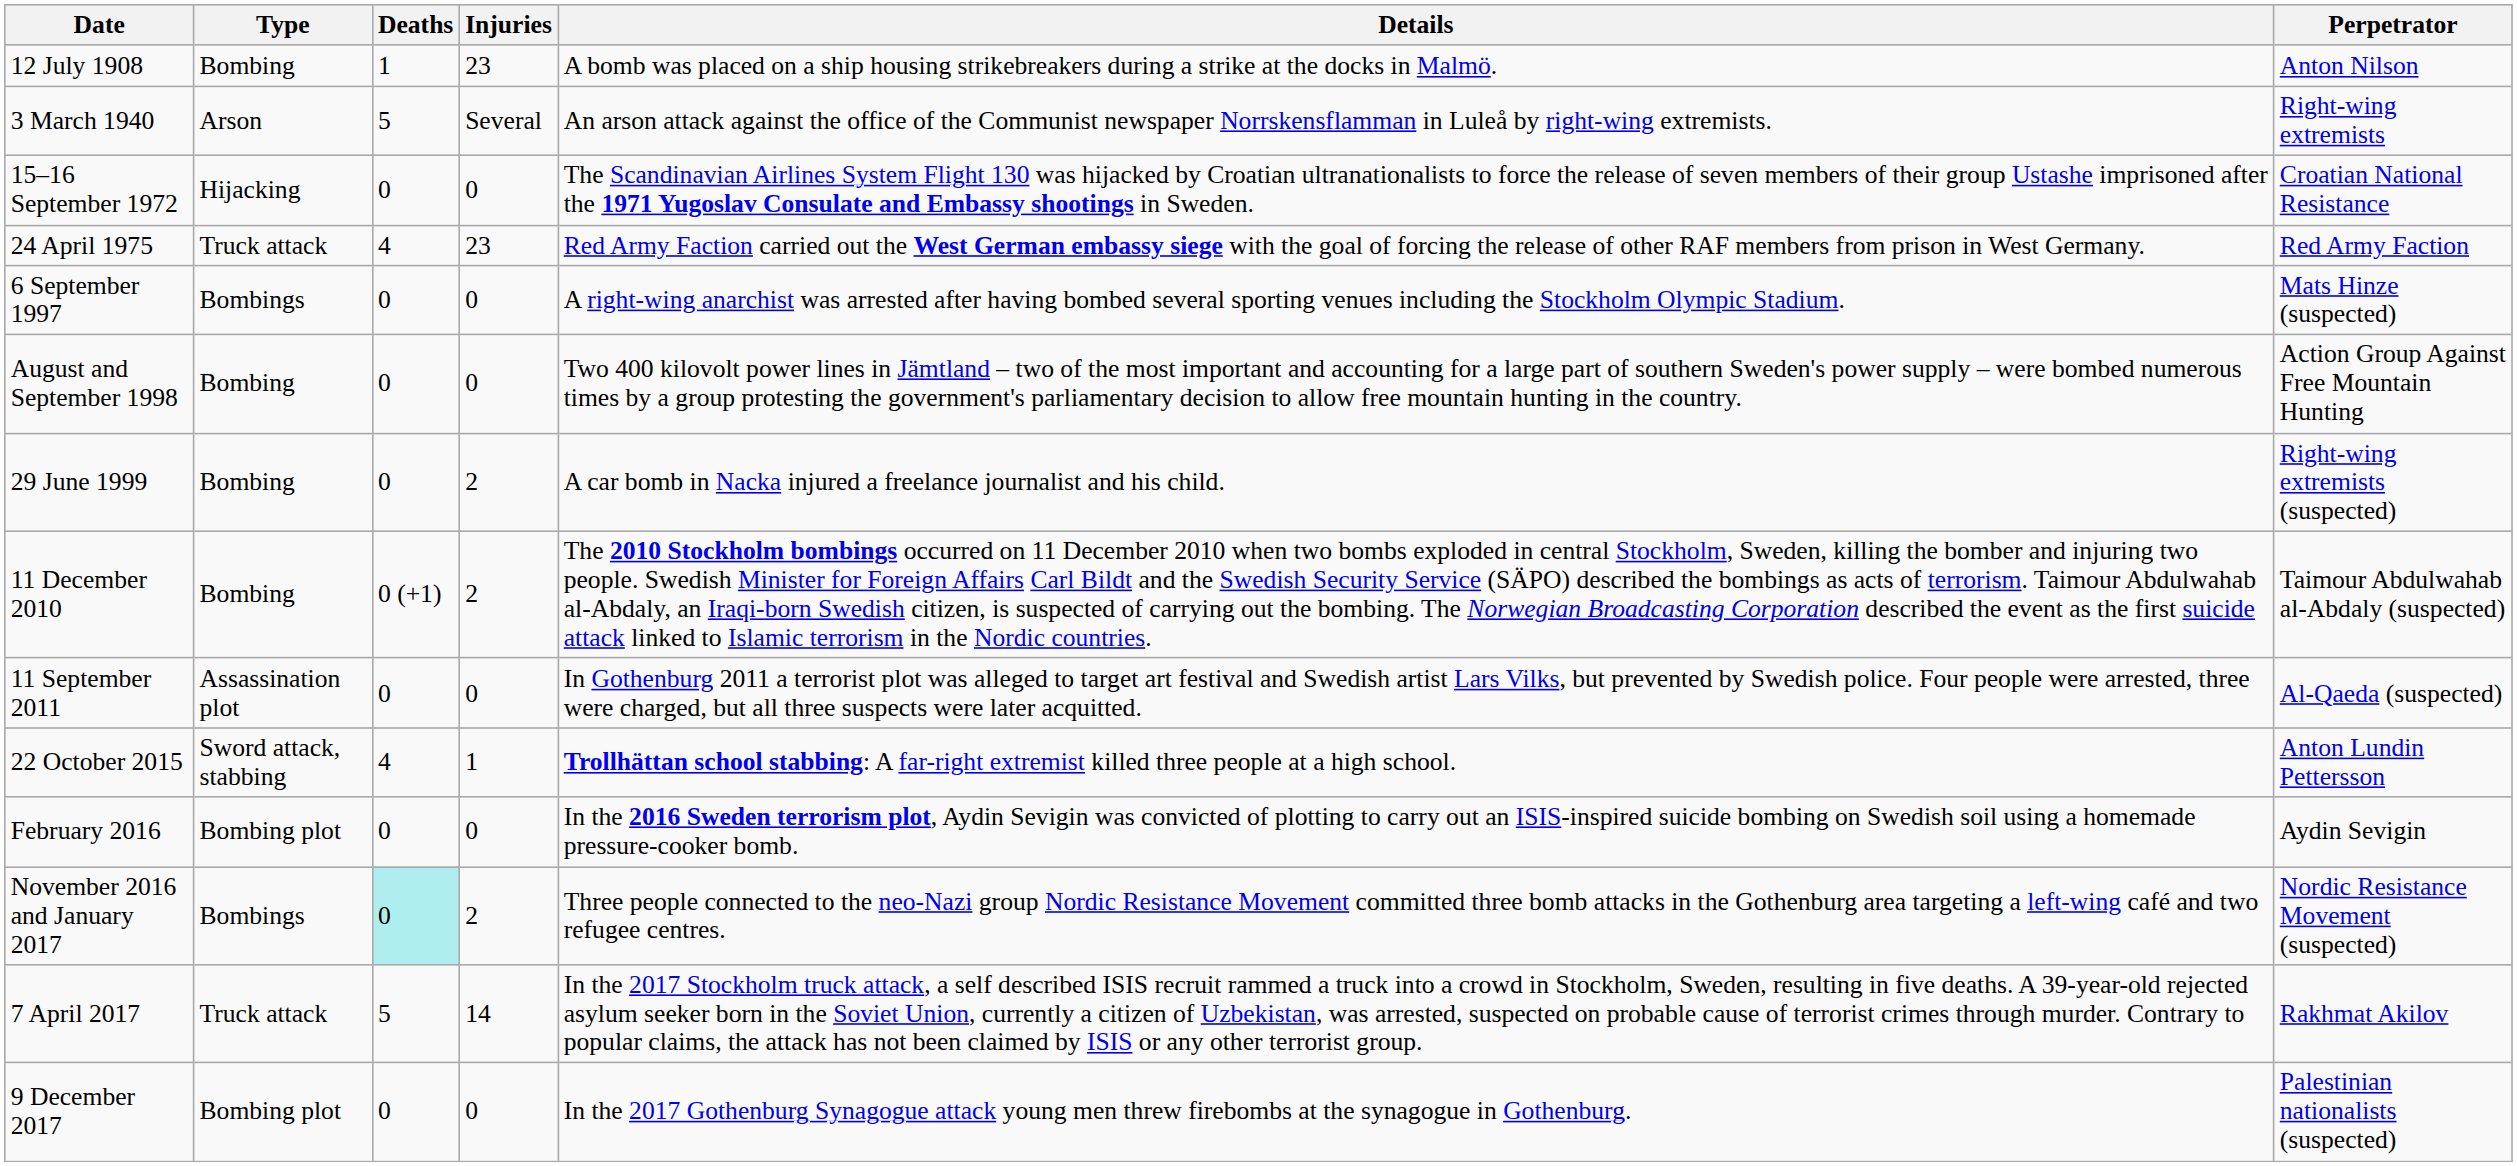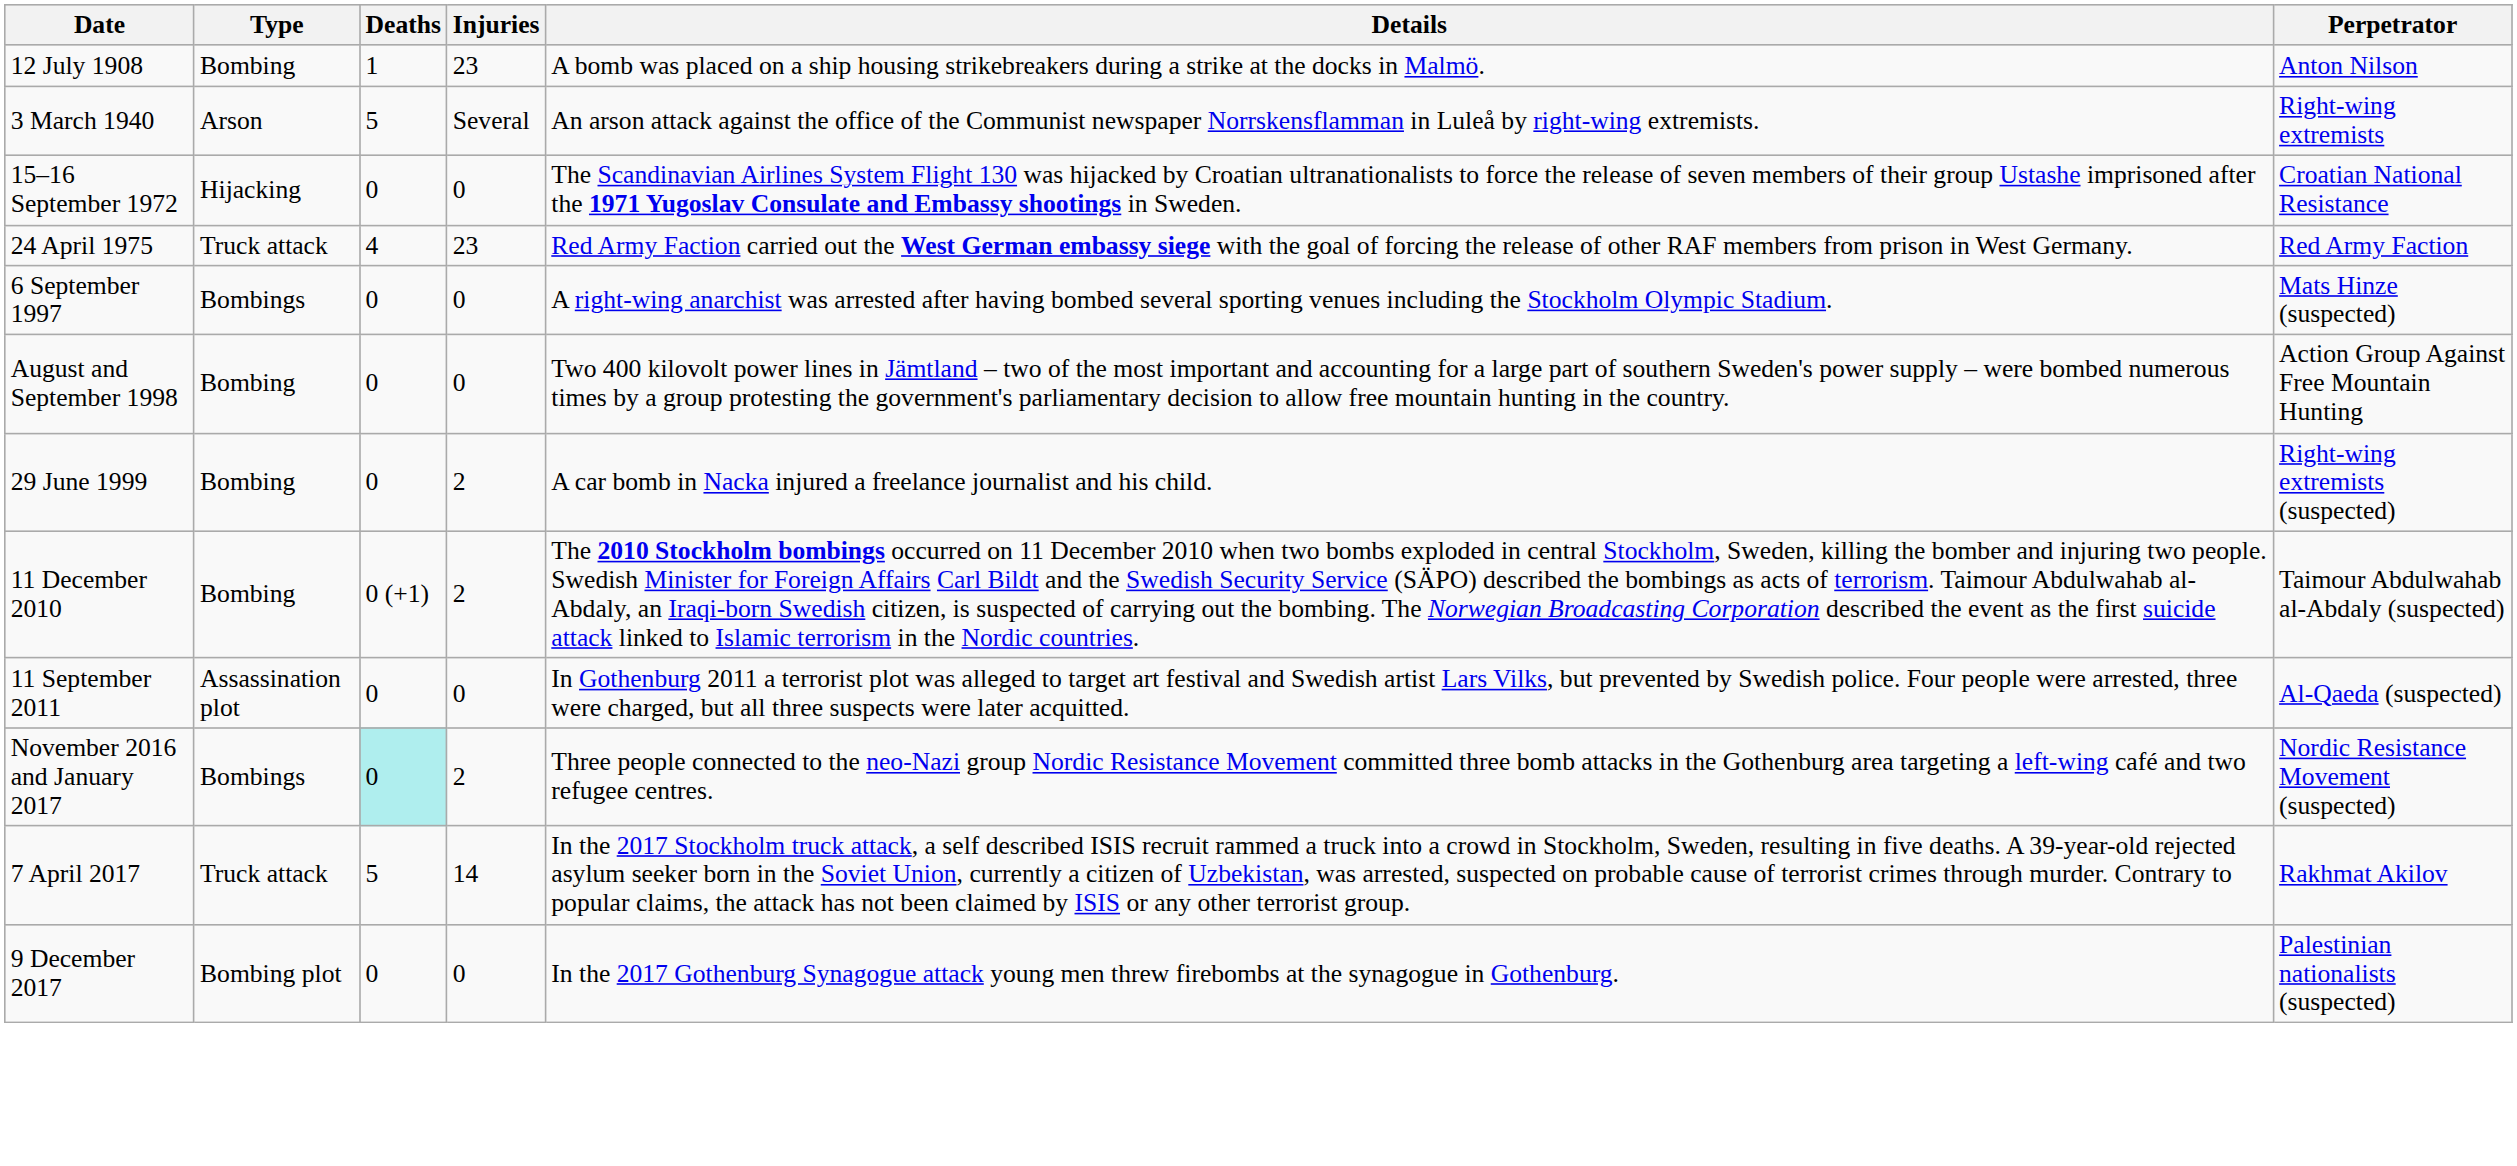- row: (97, 762)
- row: (86, 831)
